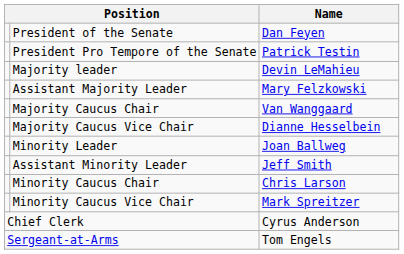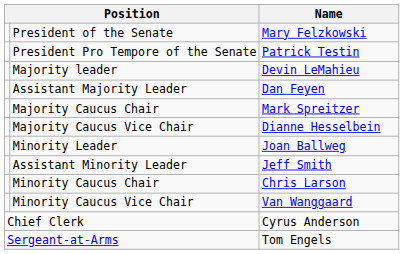(293, 33) Dan Feyen -> (314, 33) Mary Felzkowski
(314, 89) Mary Felzkowski -> (293, 89) Dan Feyen
(307, 108) Van Wanggaard -> (311, 108) Mark Spreitzer
(311, 202) Mark Spreitzer -> (307, 202) Van Wanggaard
